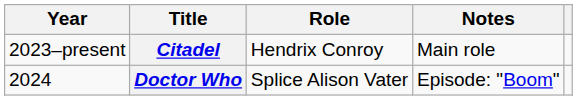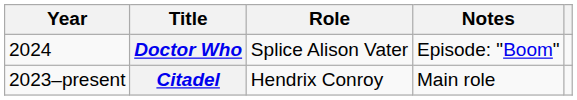rows swapped: (188, 49) <-> (188, 79)
